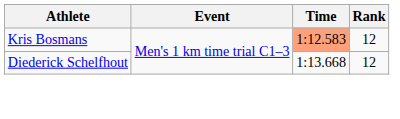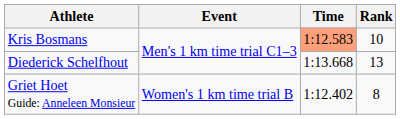(369, 39) 12 -> (376, 39) 10
(369, 63) 12 -> (376, 63) 13
+ row: (71, 94)
